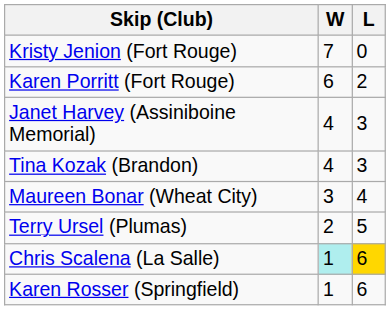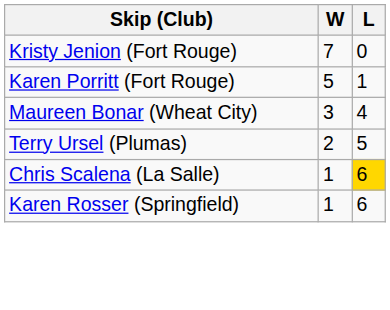(329, 81) 6 -> (329, 81) 5
(362, 81) 2 -> (362, 81) 1
- row: (122, 123)
- row: (104, 165)
(329, 258) paleturquoise background -> (329, 174) no background
